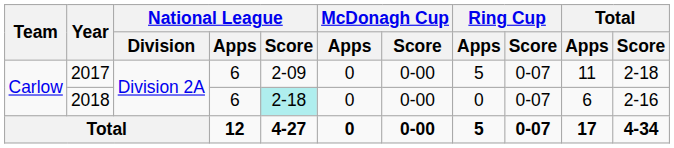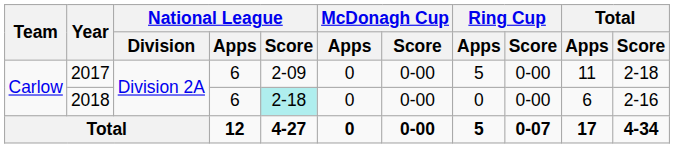(533, 73) 0-07 -> (533, 73) 0-00
(533, 101) 0-07 -> (533, 101) 0-00
